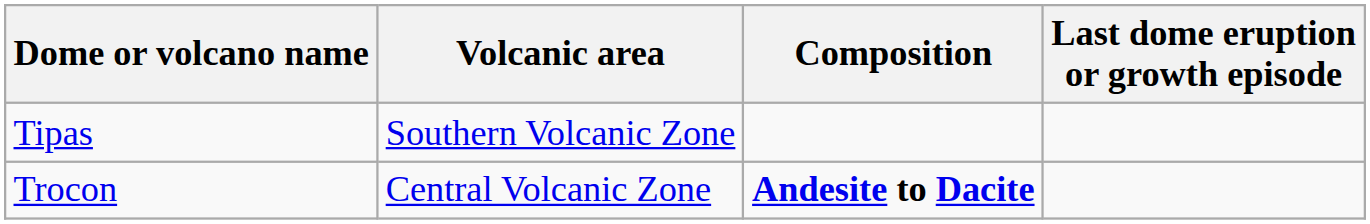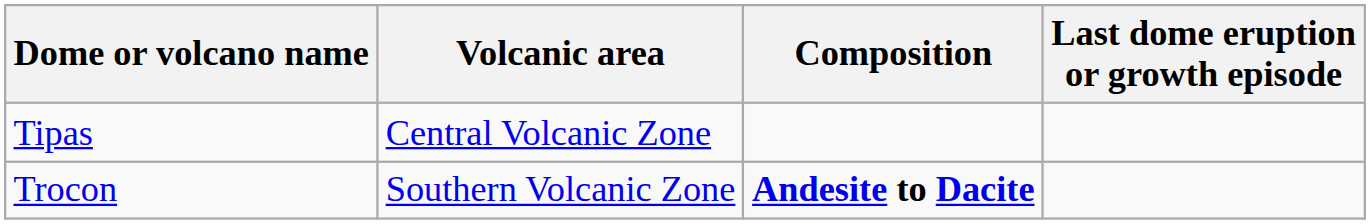(561, 131) Southern Volcanic Zone -> (548, 131) Central Volcanic Zone
(548, 189) Central Volcanic Zone -> (561, 189) Southern Volcanic Zone
